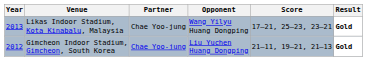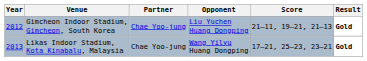rows swapped: (77, 46) <-> (75, 26)
